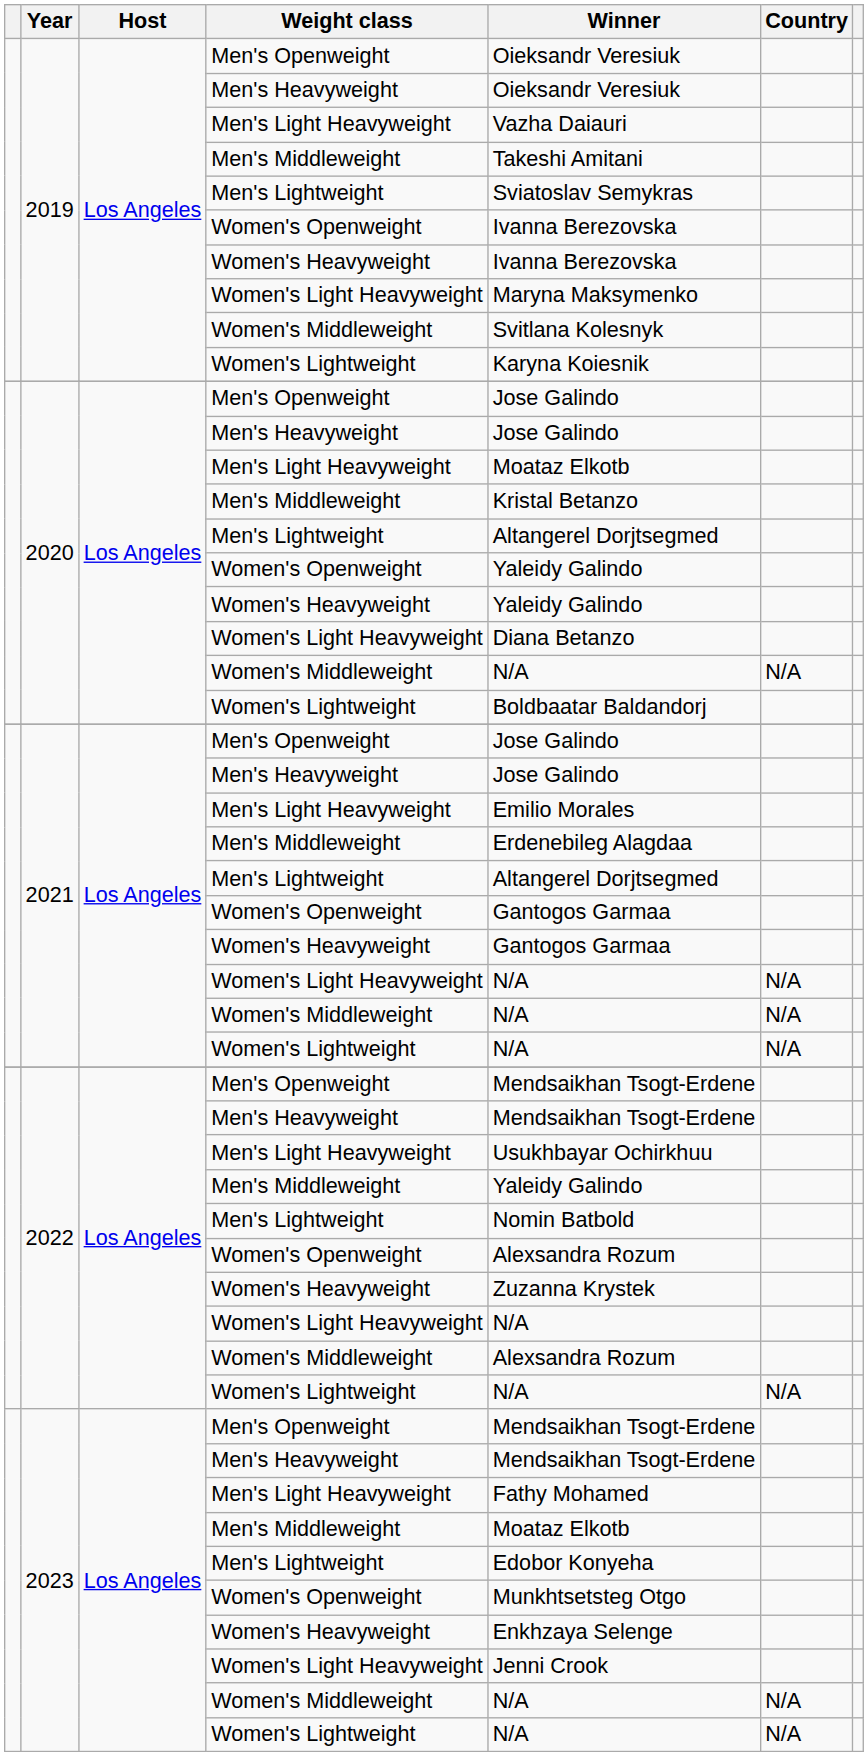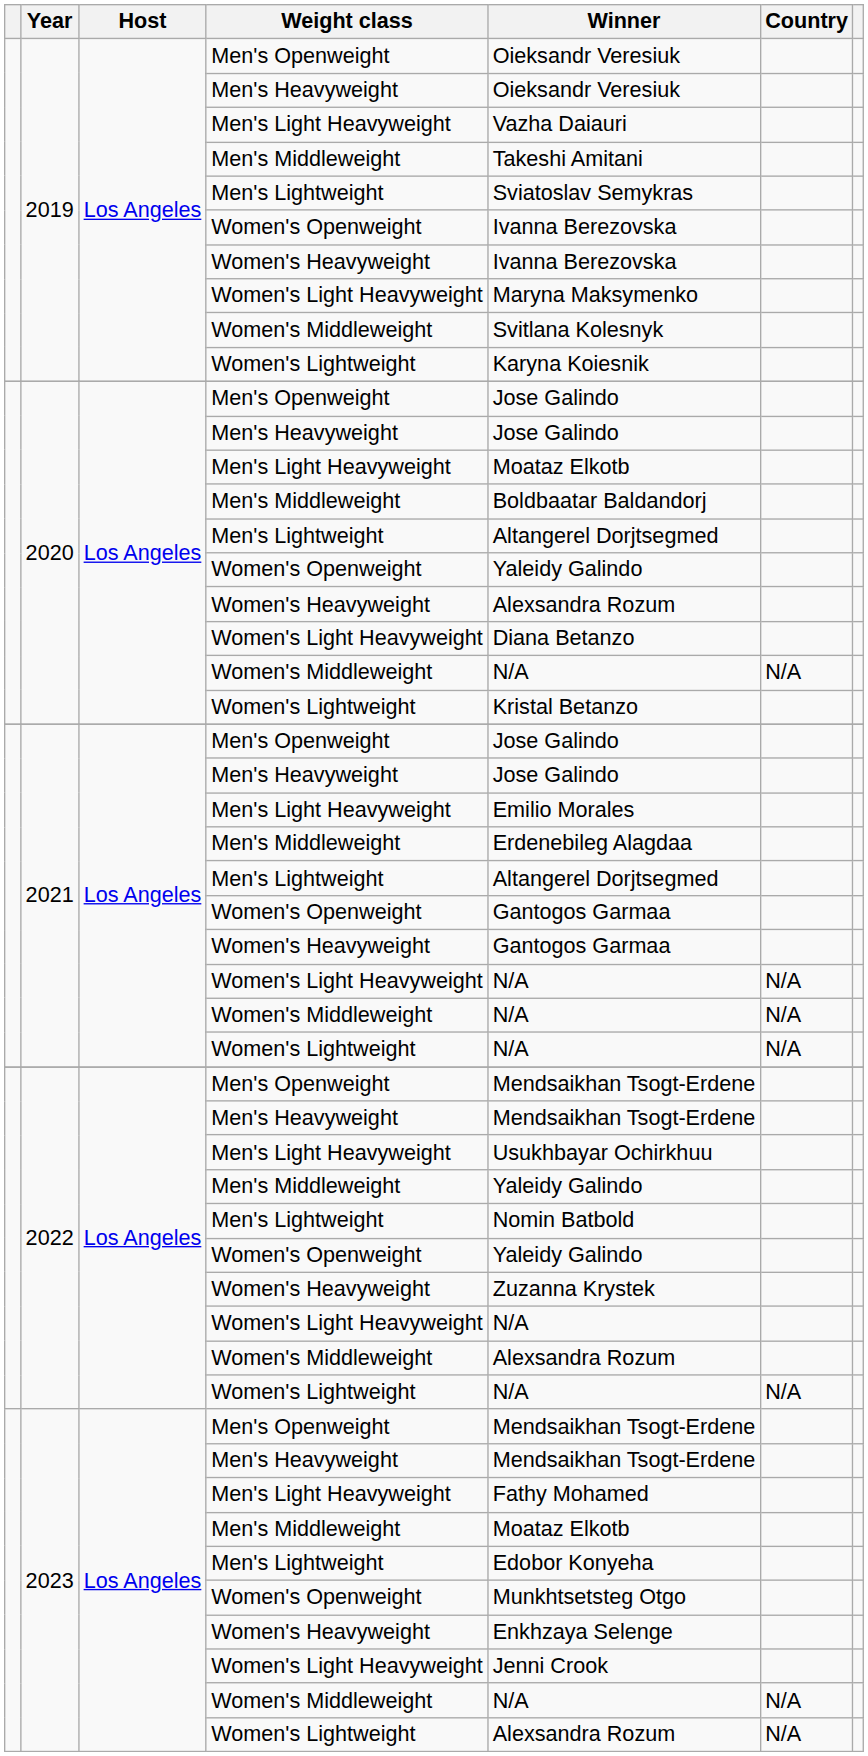(565, 501) Kristal Betanzo -> (600, 501) Boldbaatar Baldandorj
(568, 603) Yaleidy Galindo -> (584, 603) Alexsandra Rozum
(600, 706) Boldbaatar Baldandorj -> (565, 706) Kristal Betanzo
(584, 1254) Alexsandra Rozum -> (568, 1254) Yaleidy Galindo
(511, 1734) N/A -> (584, 1734) Alexsandra Rozum
